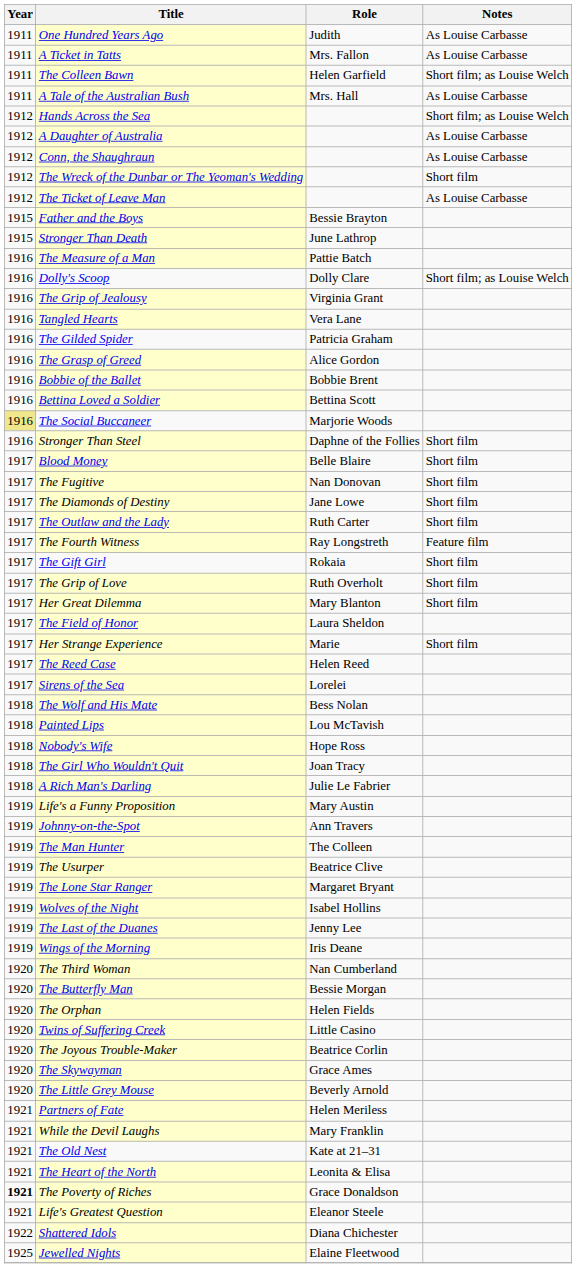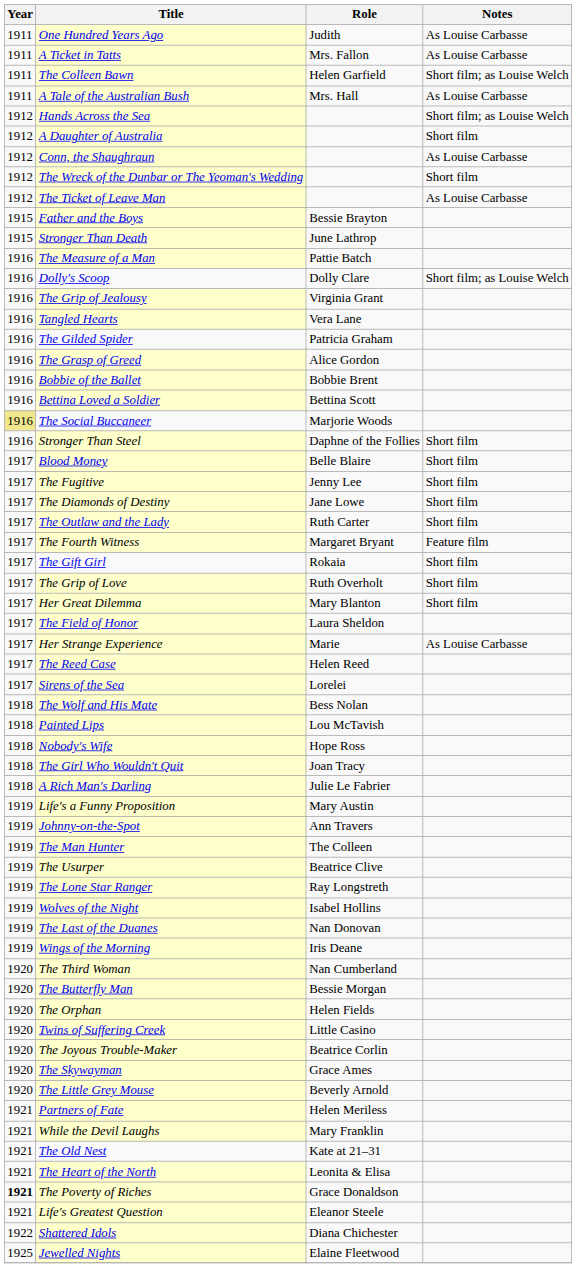(476, 136) As Louise Carbasse -> (452, 136) Short film
(345, 481) Nan Donovan -> (335, 481) Jenny Lee
(349, 542) Ray Longstreth -> (352, 542) Margaret Bryant
(452, 643) Short film -> (476, 643) As Louise Carbasse
(352, 887) Margaret Bryant -> (349, 887) Ray Longstreth
(335, 928) Jenny Lee -> (345, 928) Nan Donovan
